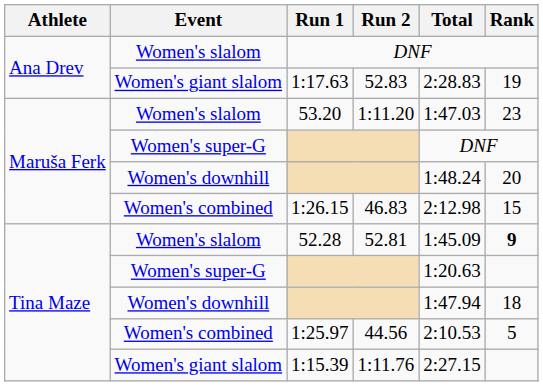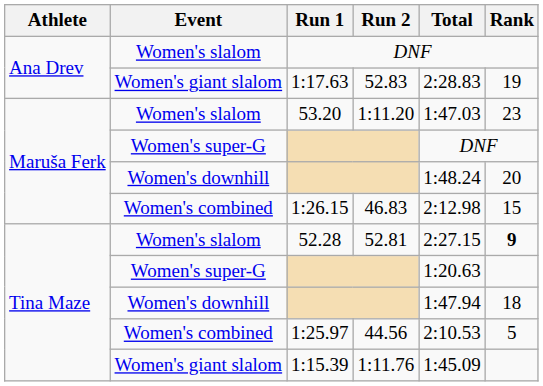(452, 240) 1:45.09 -> (452, 240) 2:27.15
(452, 365) 2:27.15 -> (452, 365) 1:45.09
